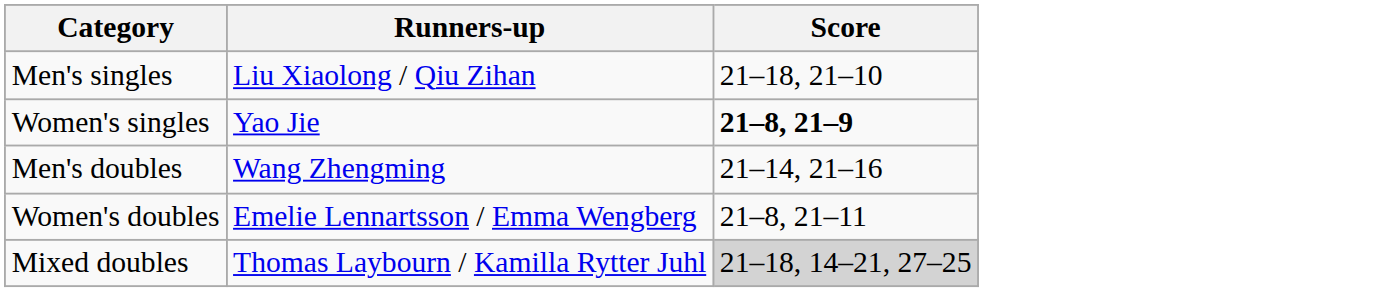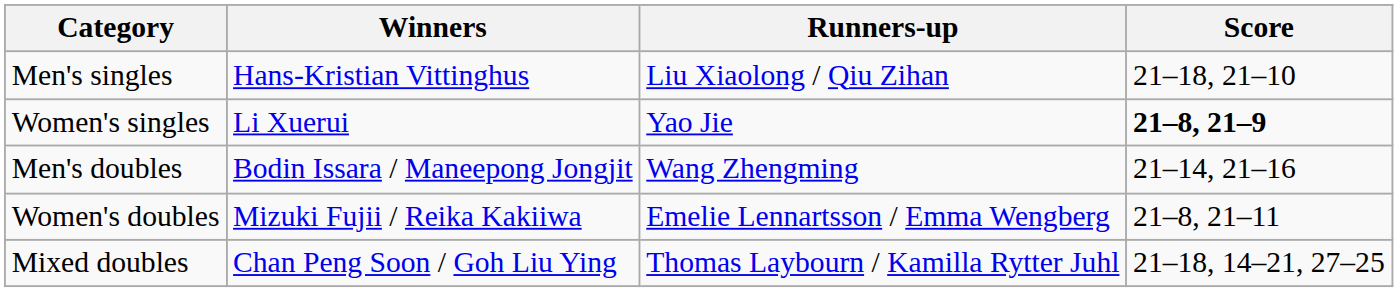+ column: (433, 27)
(846, 262) lightgrey background -> (1259, 262) no background
